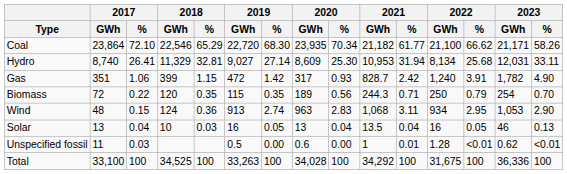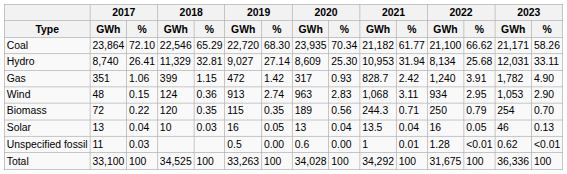rows swapped: (19, 111) <-> (27, 95)
